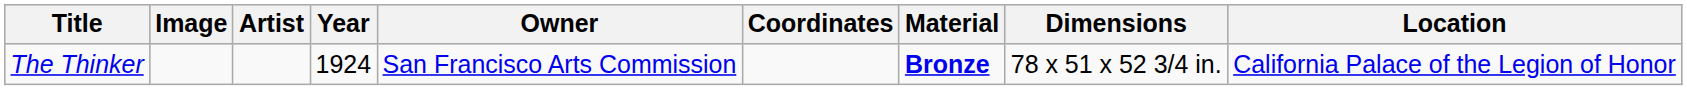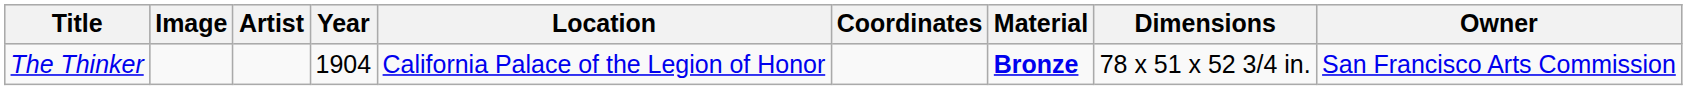columns swapped: (1454, 24) <-> (559, 24)
(343, 63) 1924 -> (343, 63) 1904
